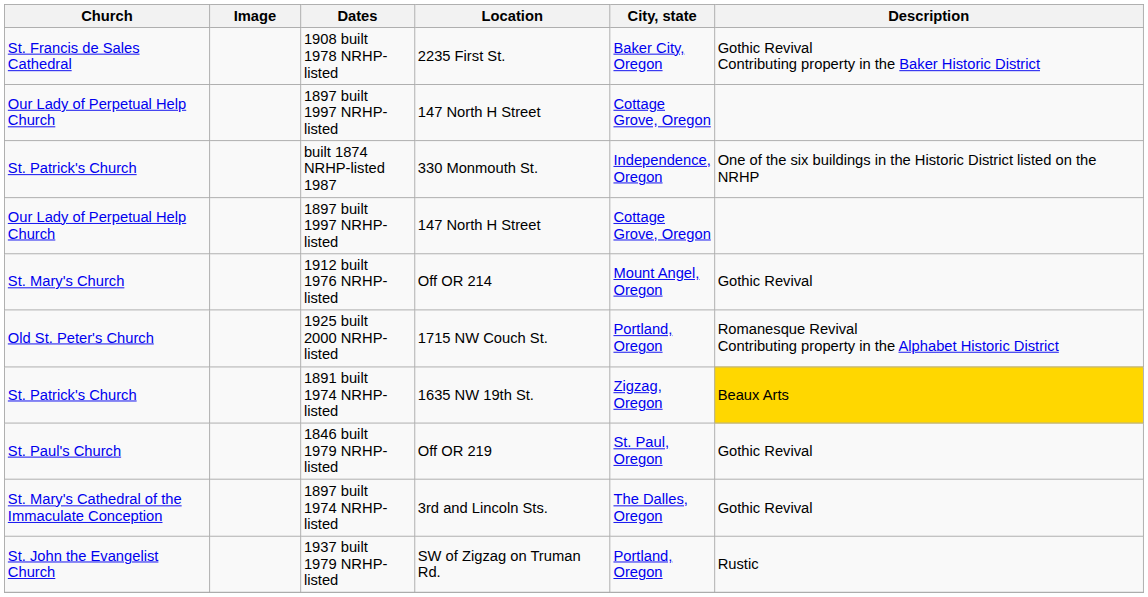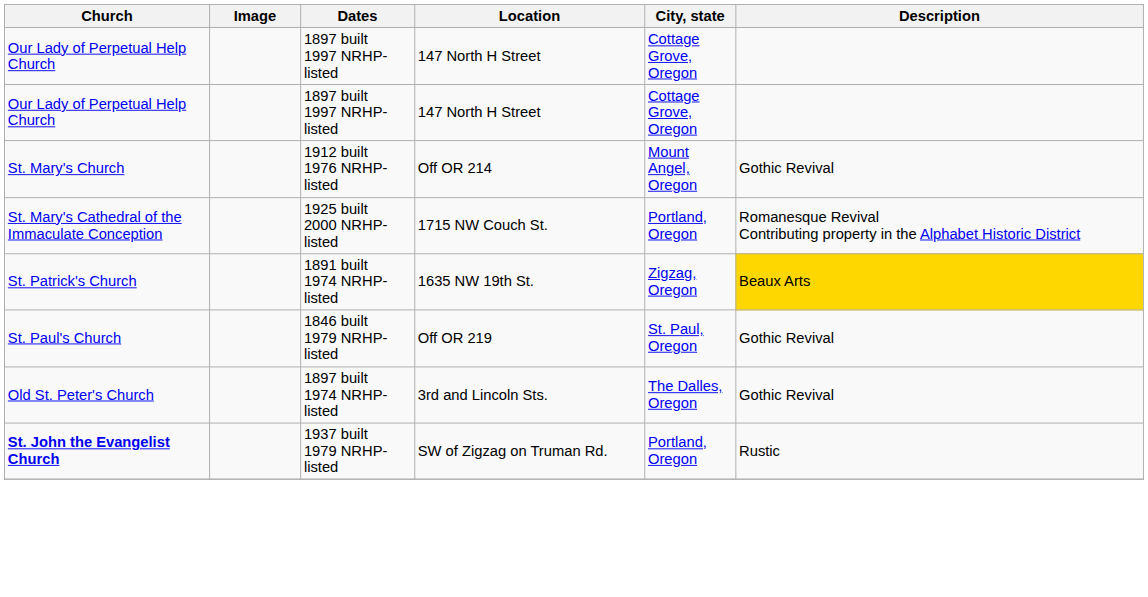- row: (346, 56)
- row: (344, 169)
(81, 338) Old St. Peter's Church -> (95, 225) St. Mary's Cathedral of the Immaculate Conception
(95, 507) St. Mary's Cathedral of the Immaculate Conception -> (81, 394) Old St. Peter's Church
(83, 564) normal -> (89, 451) bold
